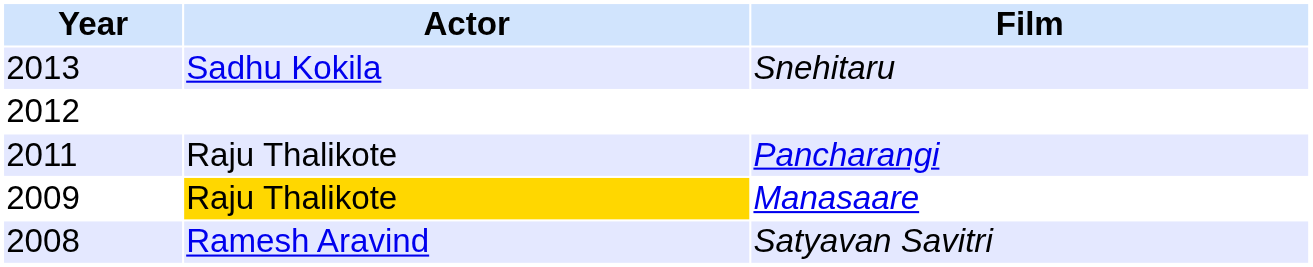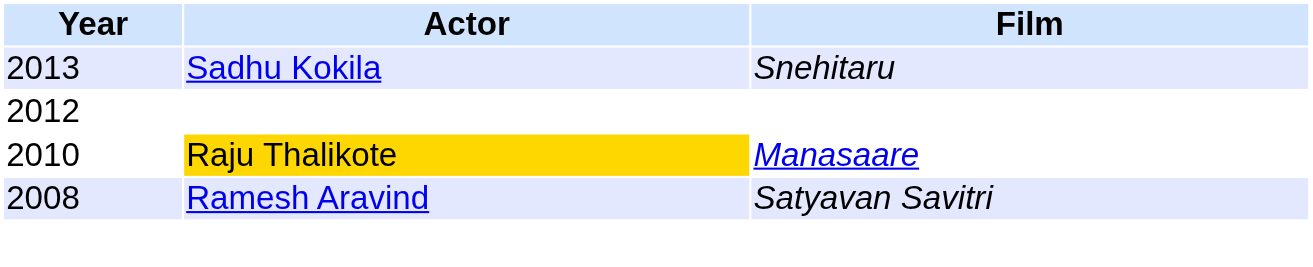- row: (846, 154)
(43, 198) 2009 -> (43, 154) 2010
